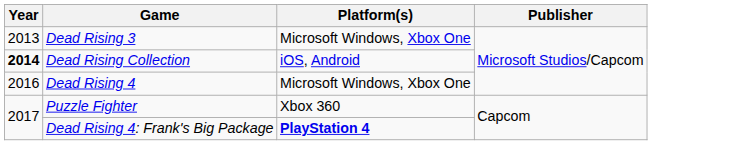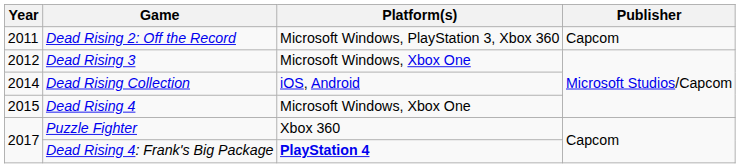+ row: (141, 38)
(24, 38) 2013 -> (24, 60) 2012
(24, 60) bold -> (24, 83) normal
(24, 83) 2016 -> (24, 106) 2015
